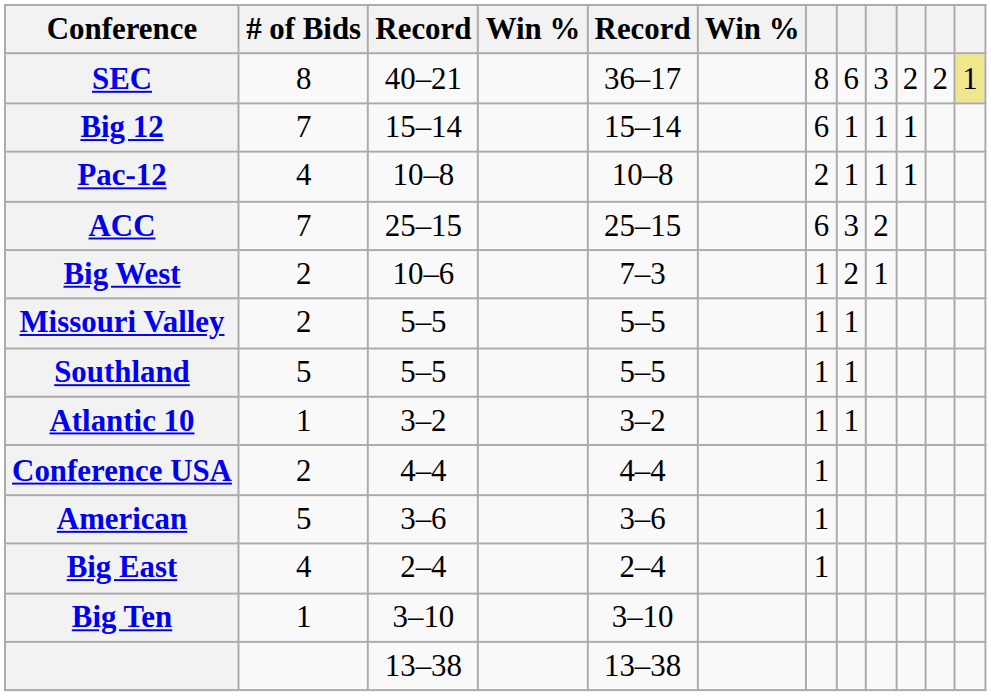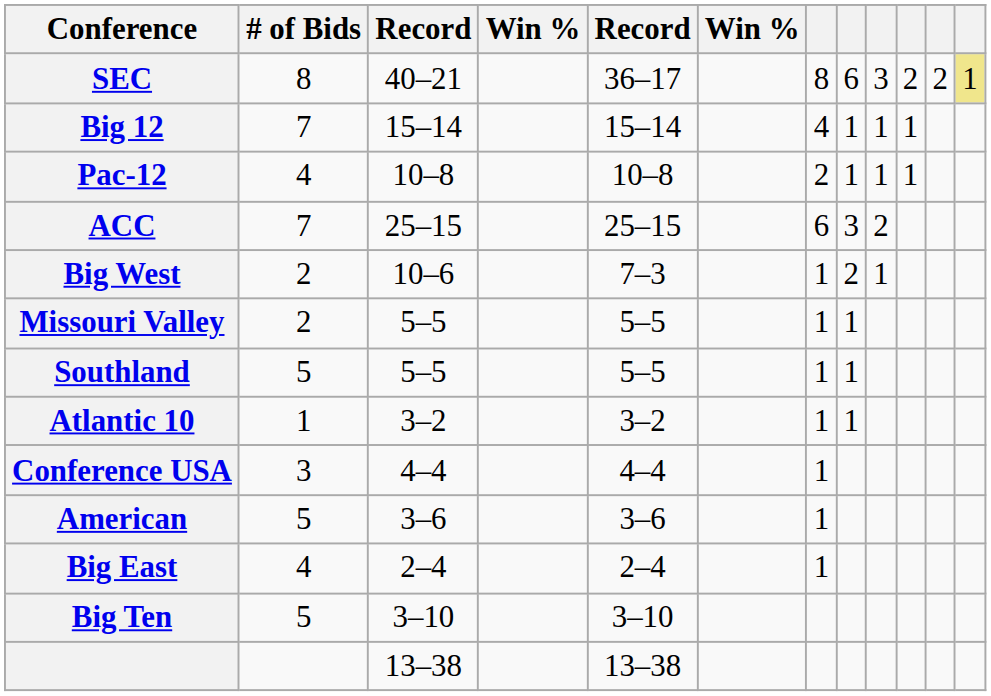(822, 126) 6 -> (822, 126) 4
(304, 469) 2 -> (304, 469) 3
(304, 616) 1 -> (304, 616) 5
